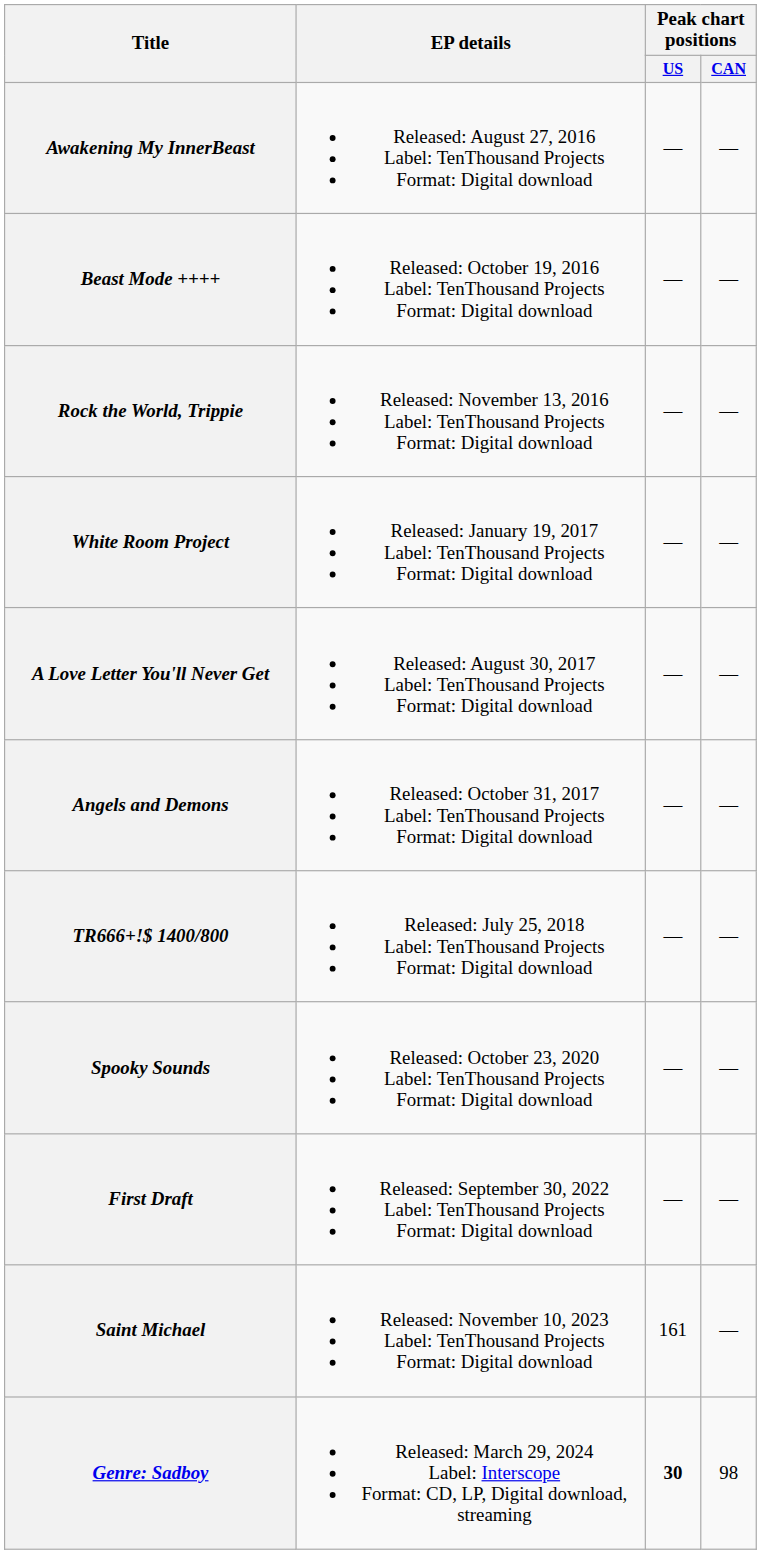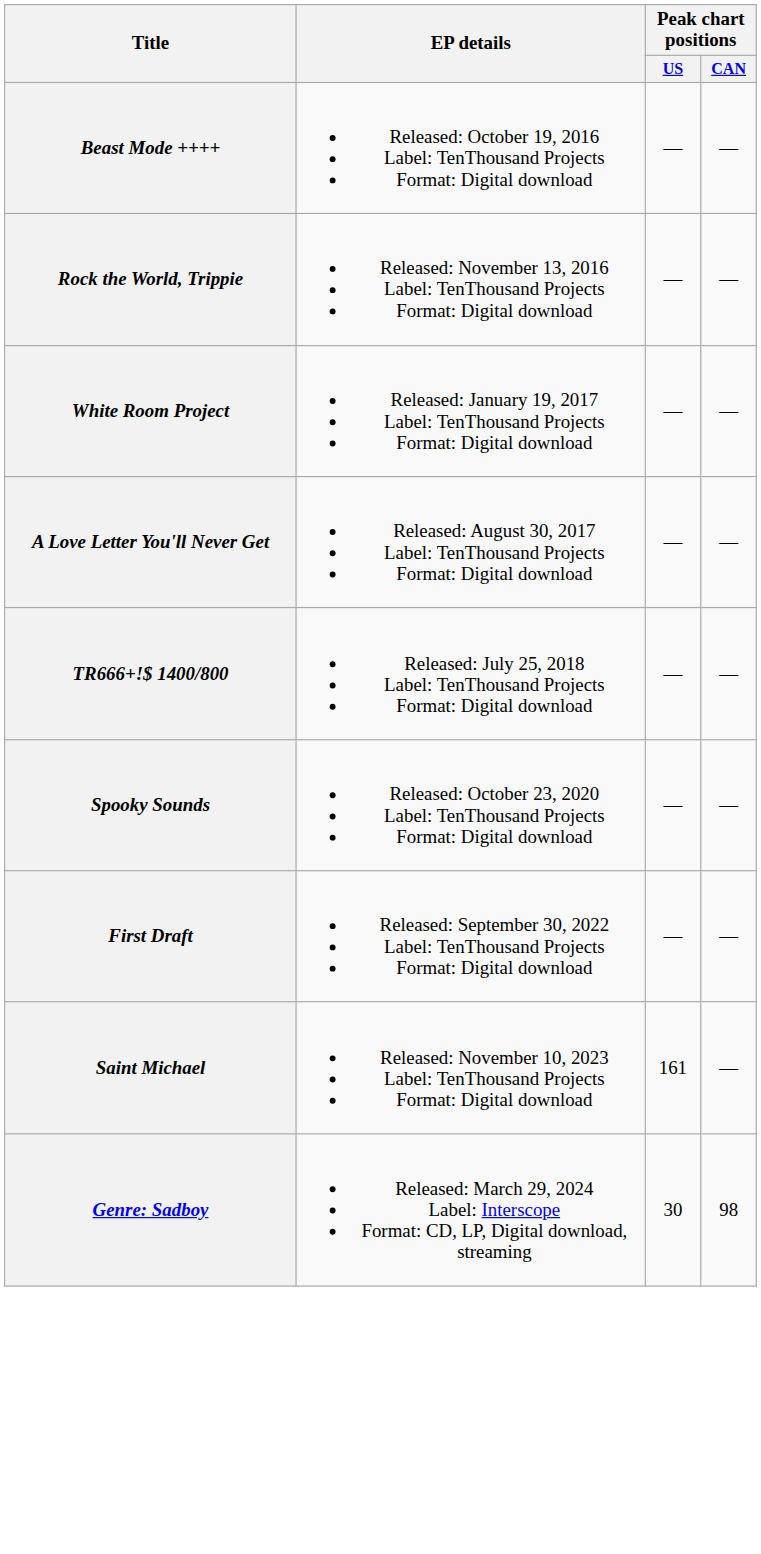- row: (151, 147)
- row: (151, 804)
(673, 1472) bold -> (673, 1209) normal
